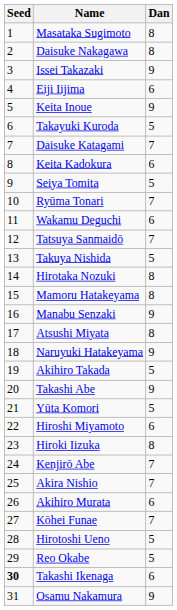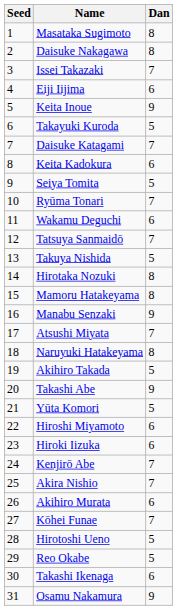(152, 70) 9 -> (152, 70) 7
(152, 333) 8 -> (152, 333) 7
(152, 351) 9 -> (152, 351) 8
(152, 445) 8 -> (152, 445) 6
(13, 577) bold -> (13, 577) normal
